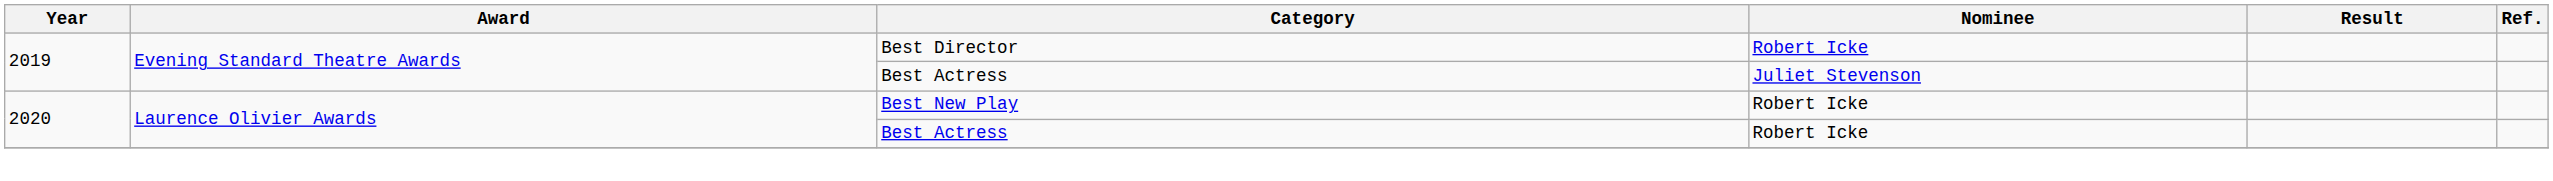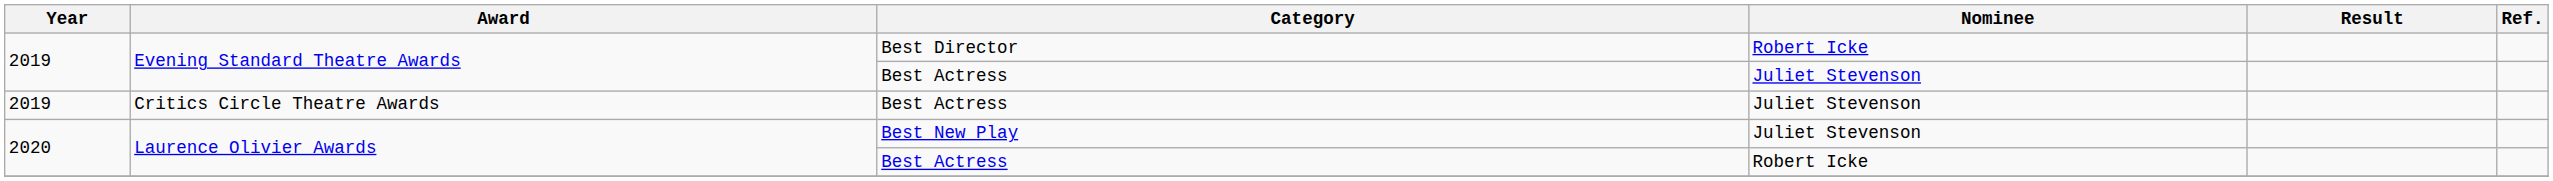+ row: (287, 105)
(1810, 105) Robert Icke -> (1837, 133) Juliet Stevenson
